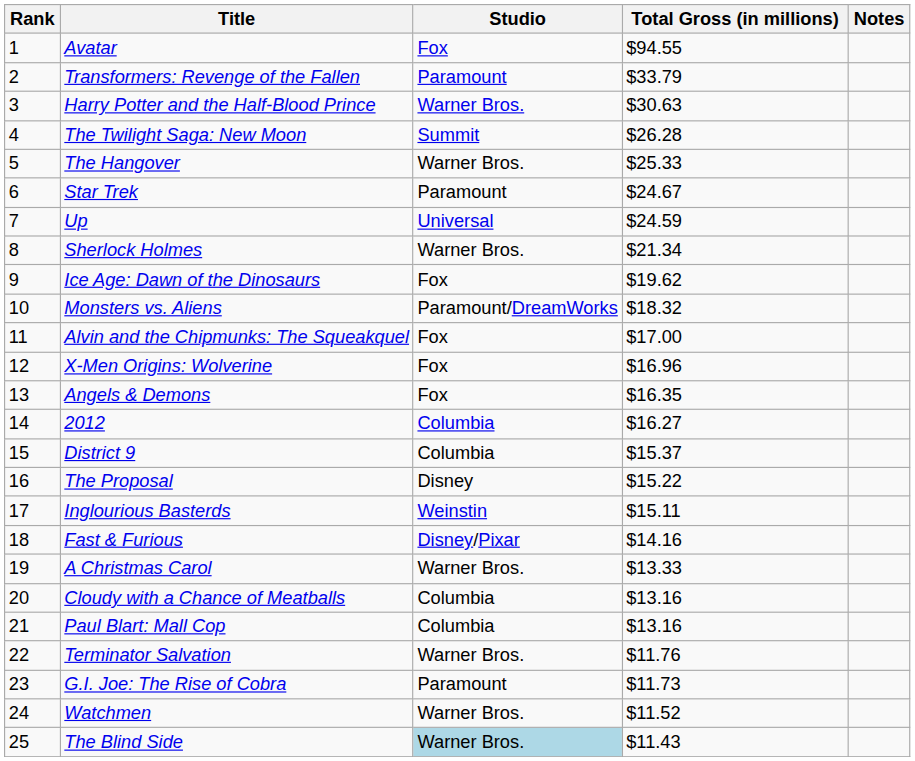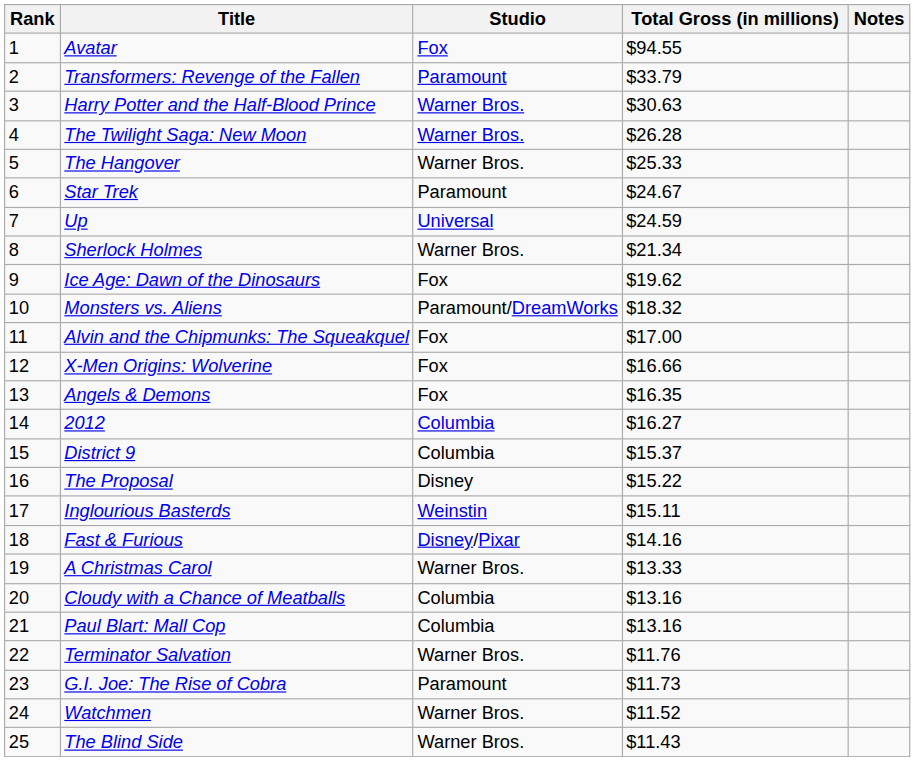(448, 134) Summit -> (471, 134) Warner Bros.
(654, 366) $16.96 -> (654, 366) $16.66
(471, 742) lightblue background -> (471, 742) no background
